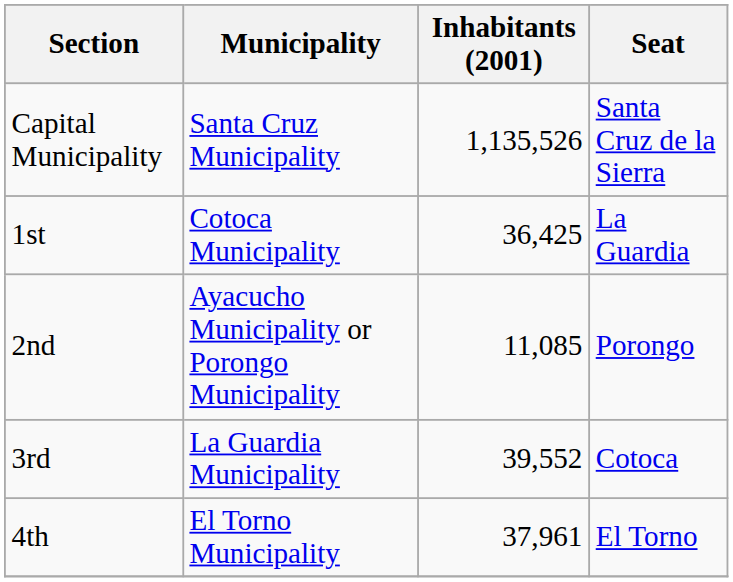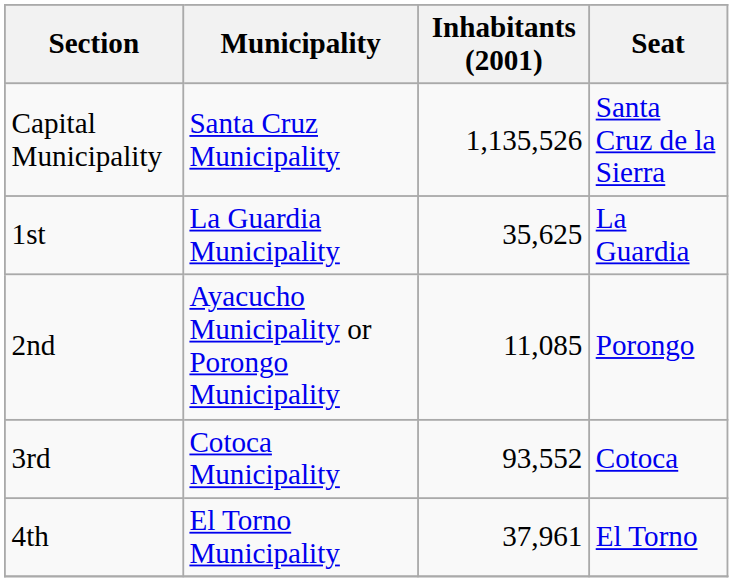(265, 234) Cotoca Municipality -> (265, 234) La Guardia Municipality
(542, 234) 36,425 -> (542, 234) 35,625
(265, 458) La Guardia Municipality -> (265, 458) Cotoca Municipality
(542, 458) 39,552 -> (542, 458) 93,552
